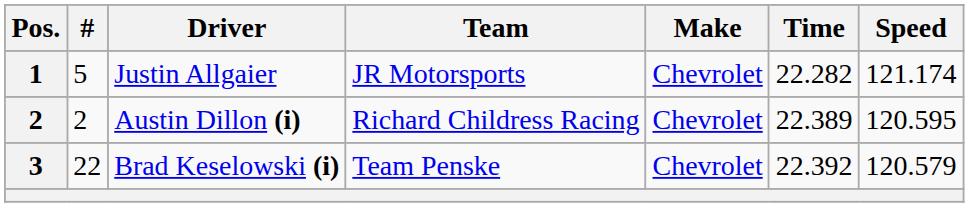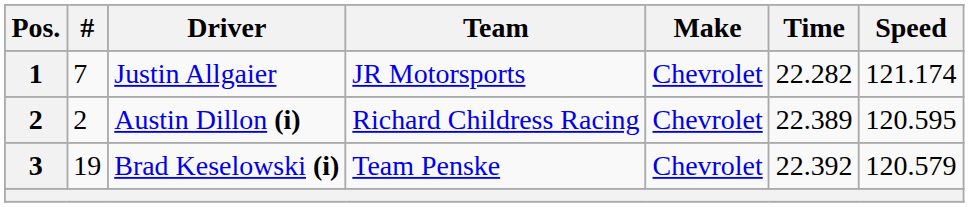(80, 73) 5 -> (80, 73) 7
(87, 166) 22 -> (87, 166) 19
